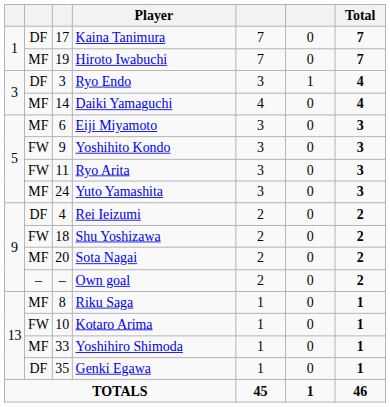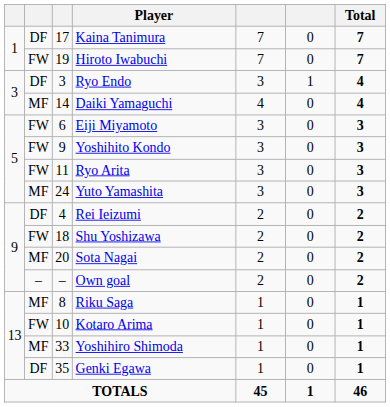(38, 59) MF -> (38, 59) FW
(38, 125) MF -> (38, 125) FW
